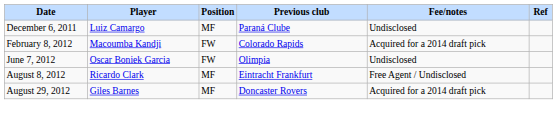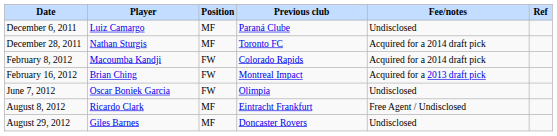+ row: (44, 44)
+ row: (42, 75)
(427, 91) Acquired for a 2014 draft pick -> (393, 123) Undisclosed
